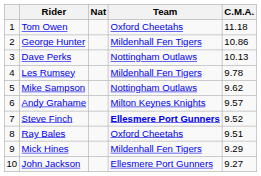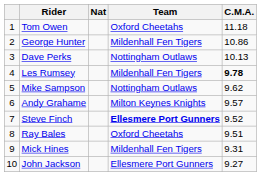(234, 73) normal -> (234, 73) bold
(234, 149) 9.29 -> (234, 149) 9.31
